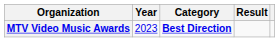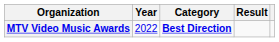(146, 28) 2023 -> (146, 28) 2022
